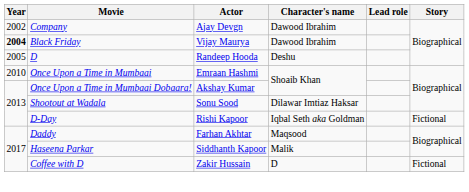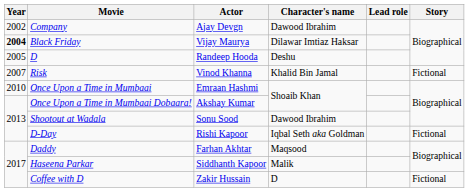(303, 42) Dawood Ibrahim -> (314, 42) Dilawar Imtiaz Haksar
+ row: (38, 73)
(314, 103) Dilawar Imtiaz Haksar -> (303, 118) Dawood Ibrahim
